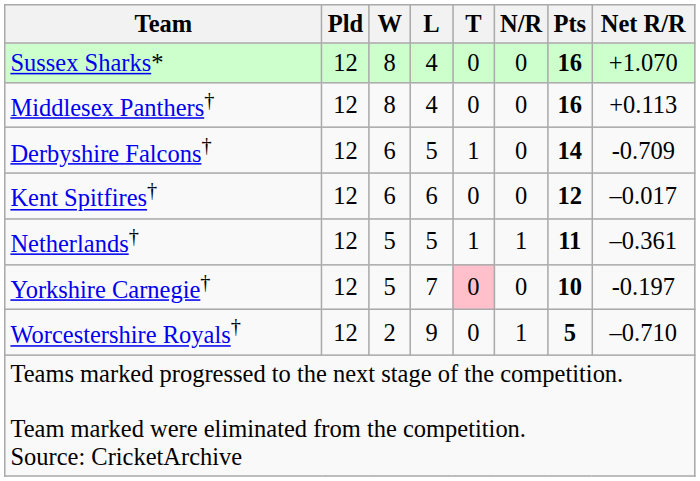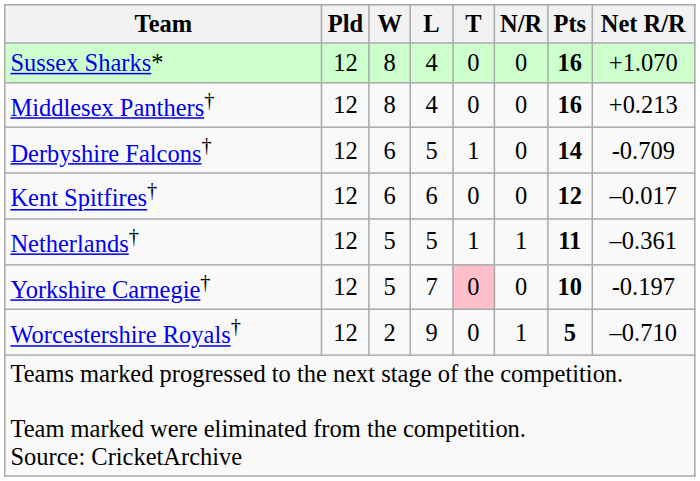(643, 104) +0.113 -> (643, 104) +0.213
